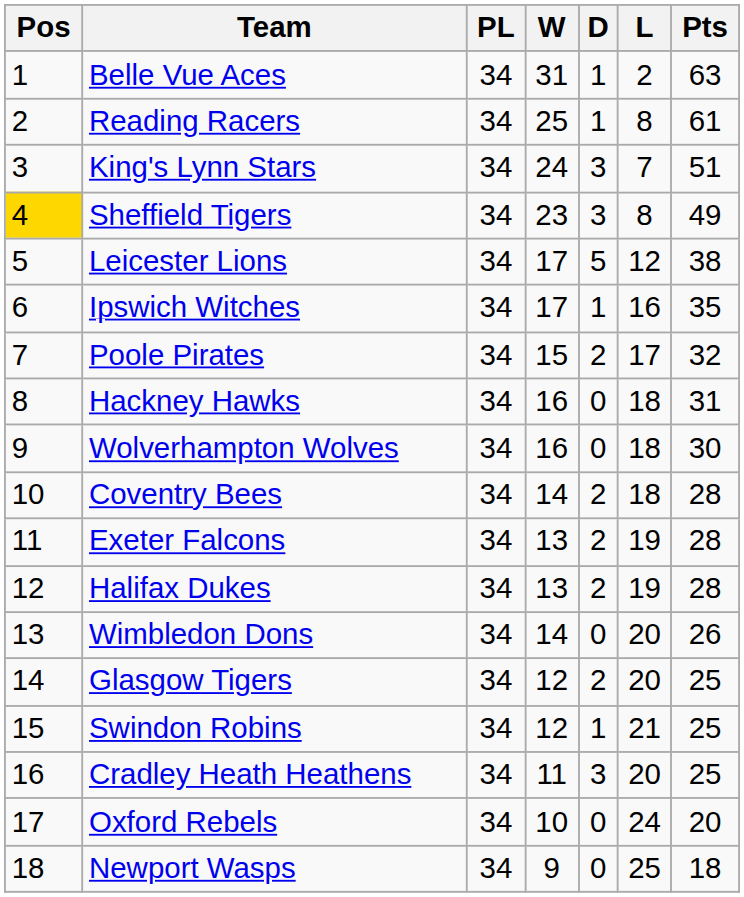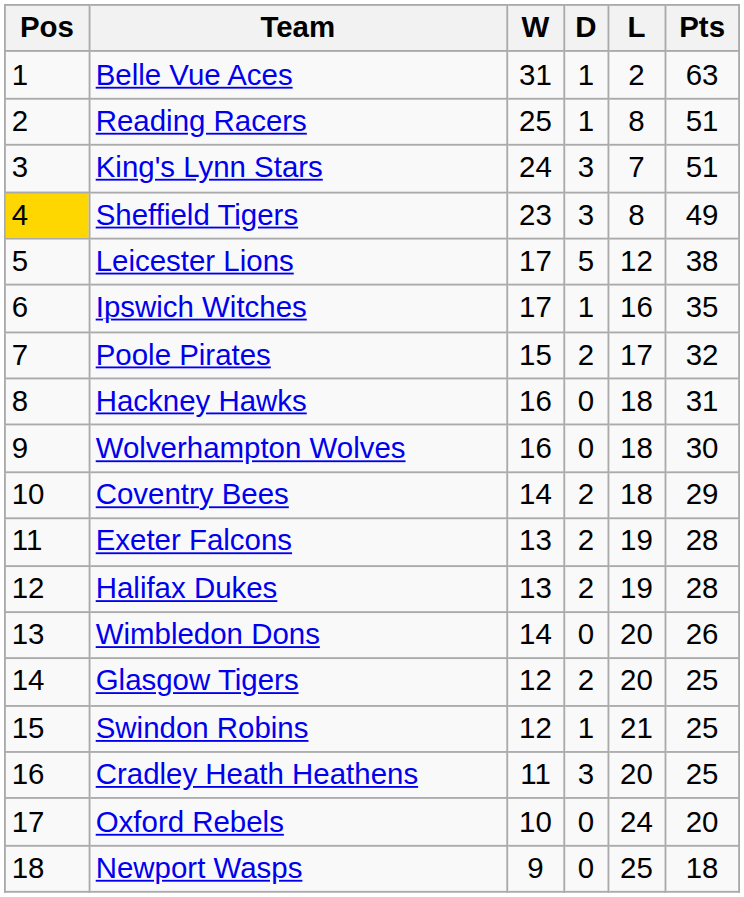- column: (496, 27)
(705, 121) 61 -> (702, 121) 51
(705, 494) 28 -> (702, 494) 29
